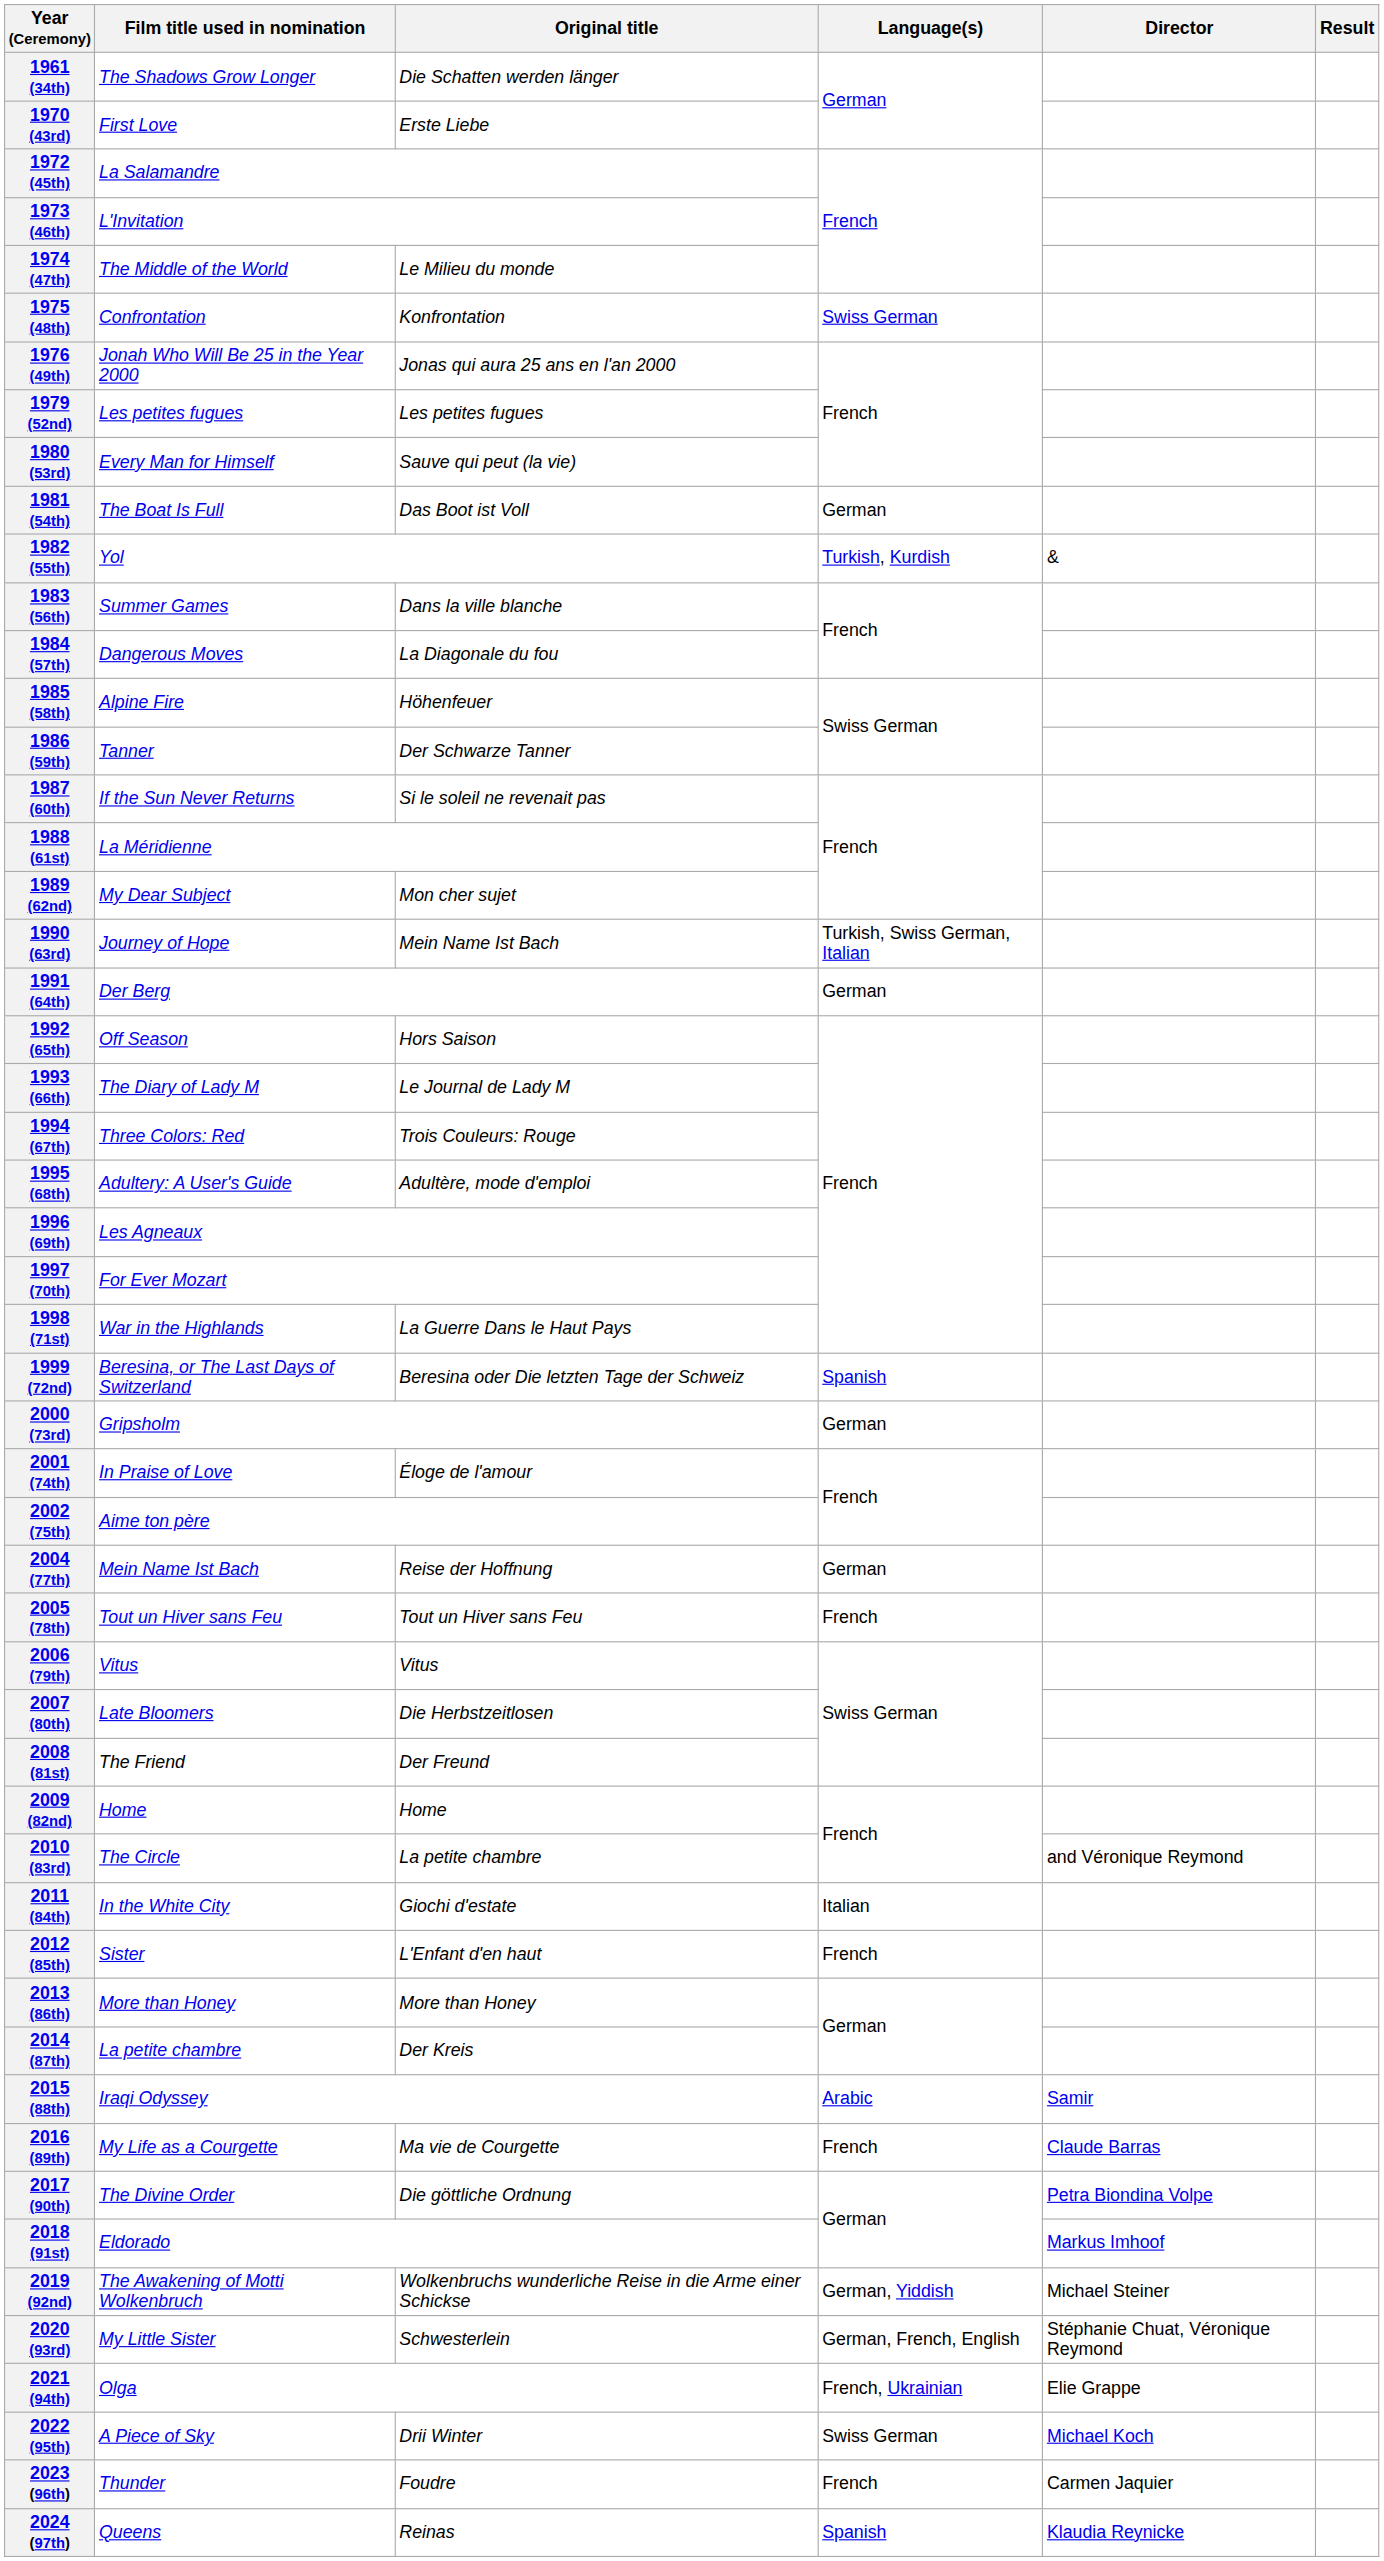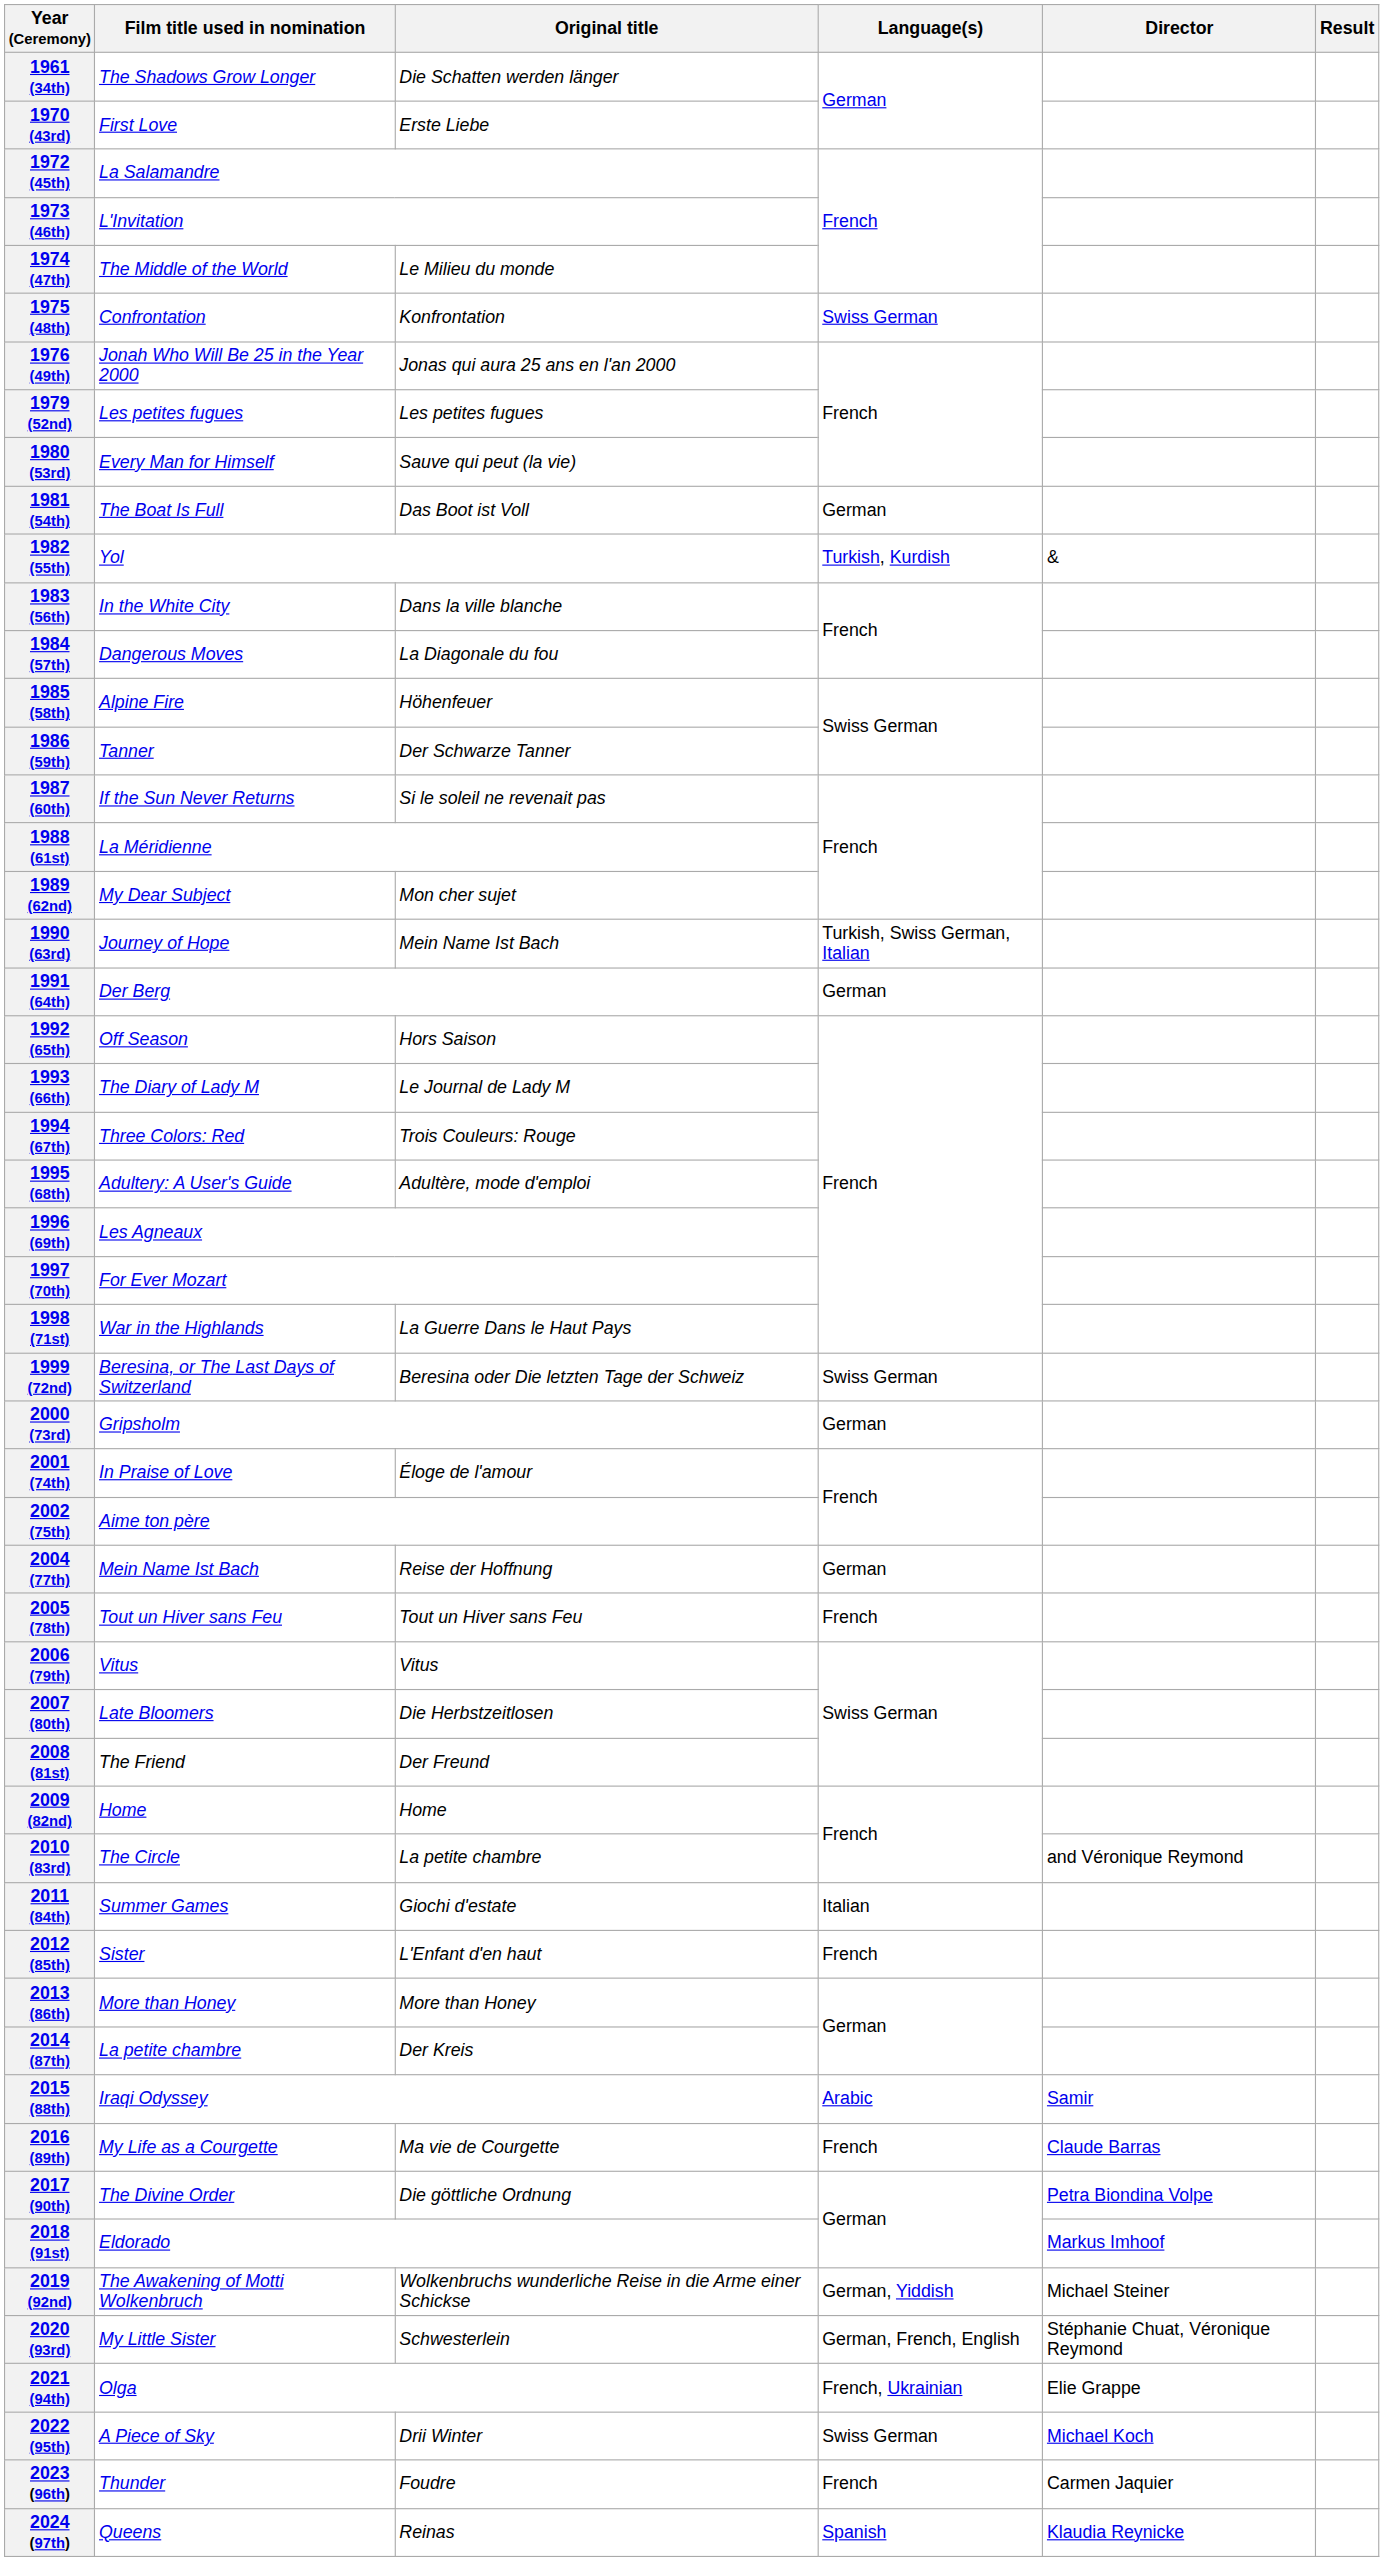(164, 606) Summer Games -> (164, 606) In the White City
(854, 1376) Spanish -> (880, 1376) Swiss German
(164, 1906) In the White City -> (164, 1906) Summer Games
